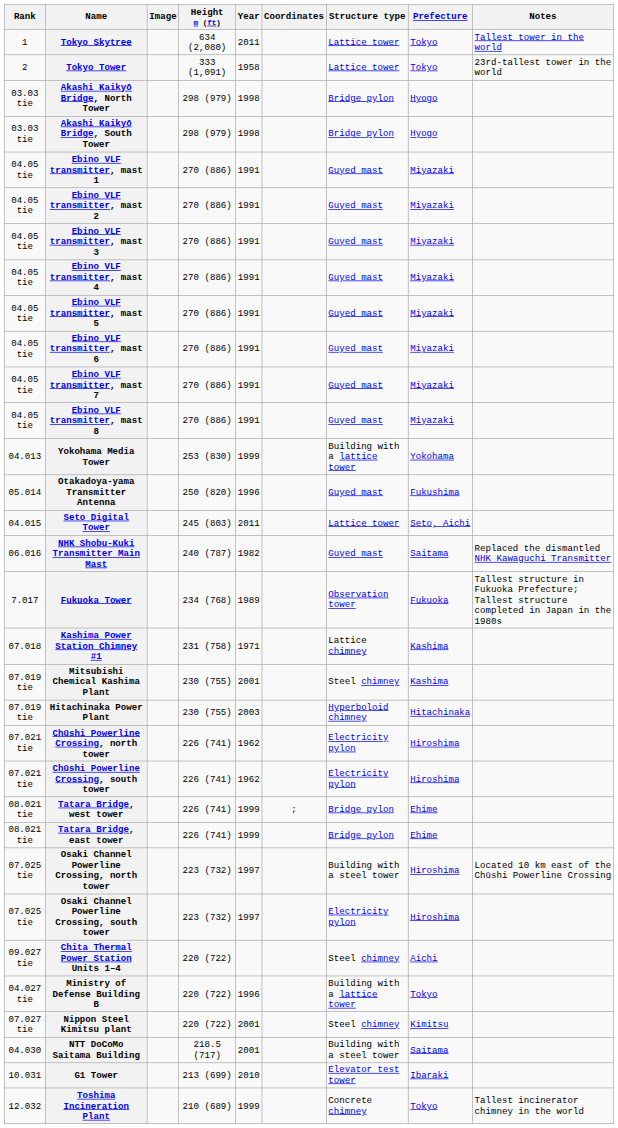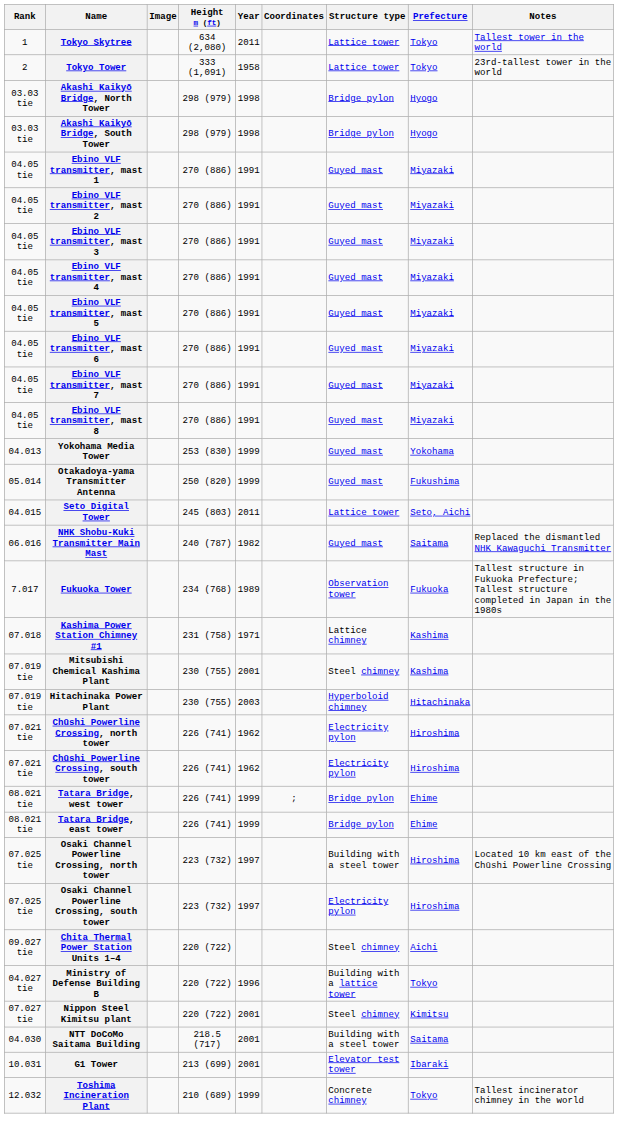(364, 457) Building with a lattice tower -> (356, 451) Guyed mast
(249, 492) 1996 -> (249, 482) 1999
(249, 1075) 2010 -> (249, 1065) 2001
